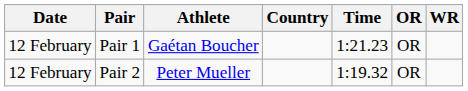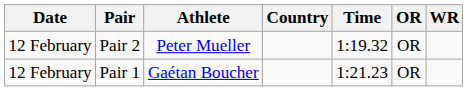rows swapped: (120, 45) <-> (120, 72)
